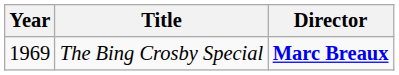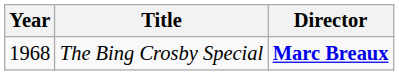(30, 53) 1969 -> (30, 53) 1968
